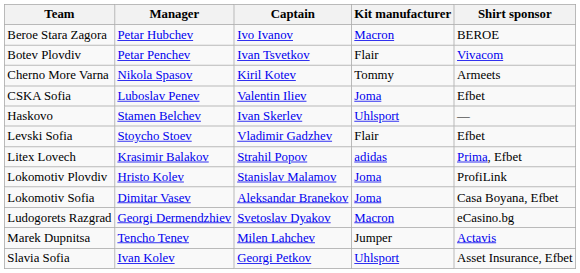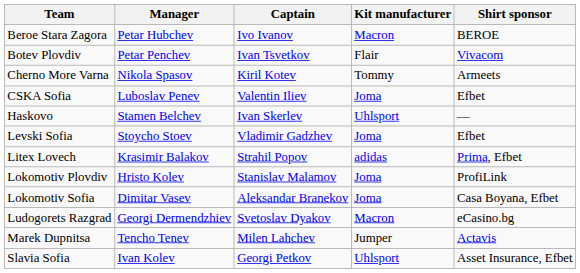(366, 136) Flair -> (368, 136) Joma
